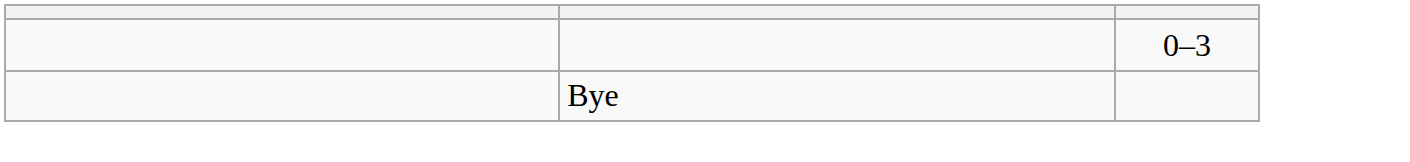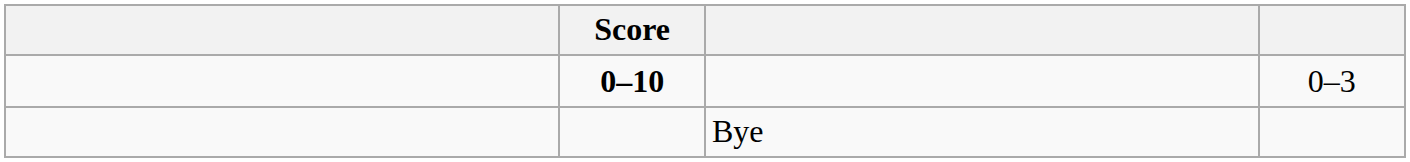+ column: (632, 29)
